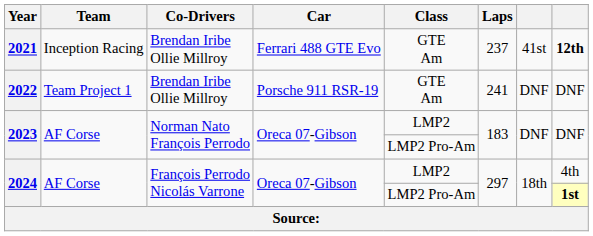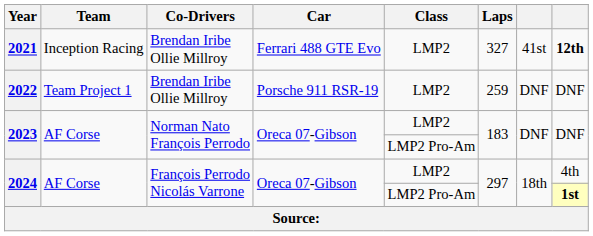(431, 49) GTE Am -> (431, 49) LMP2
(497, 49) 237 -> (497, 49) 327
(431, 90) GTE Am -> (431, 90) LMP2
(497, 90) 241 -> (497, 90) 259
